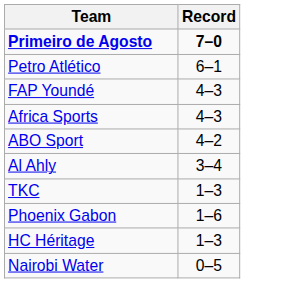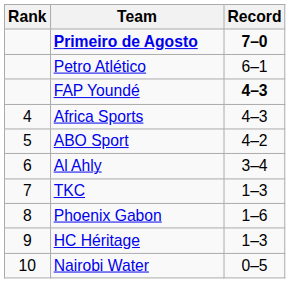+ column: (27, 16)
(209, 91) normal -> (255, 91) bold
